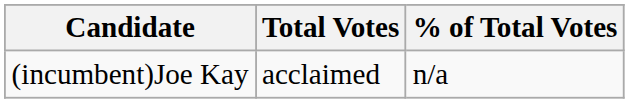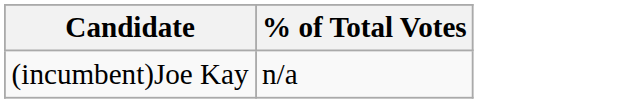- column: (331, 27)
